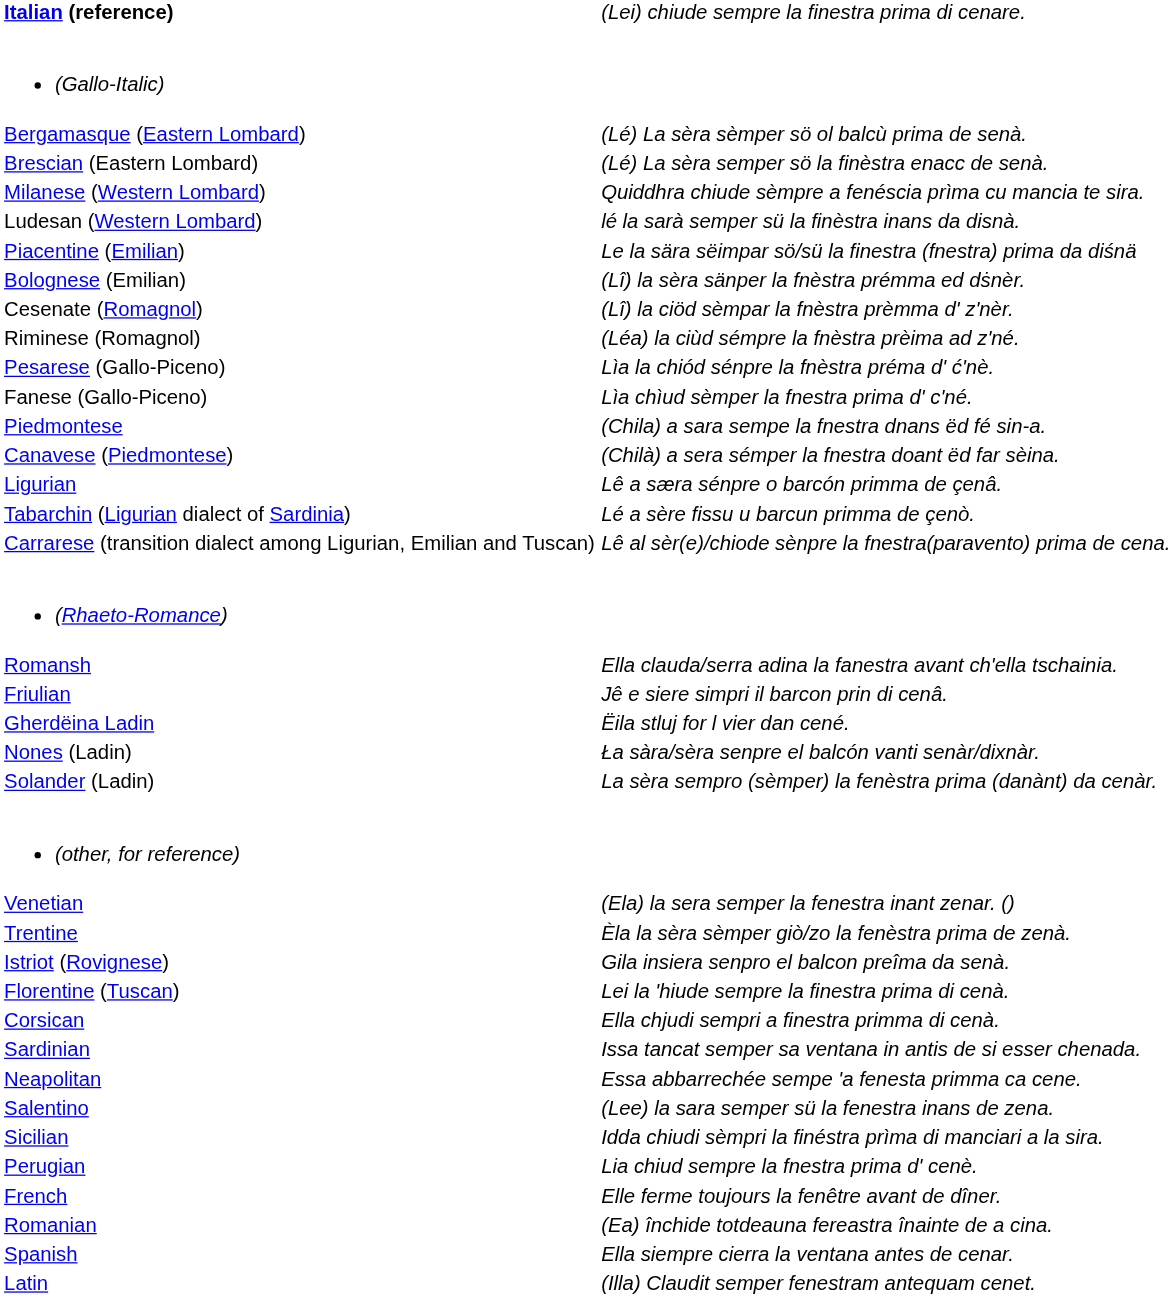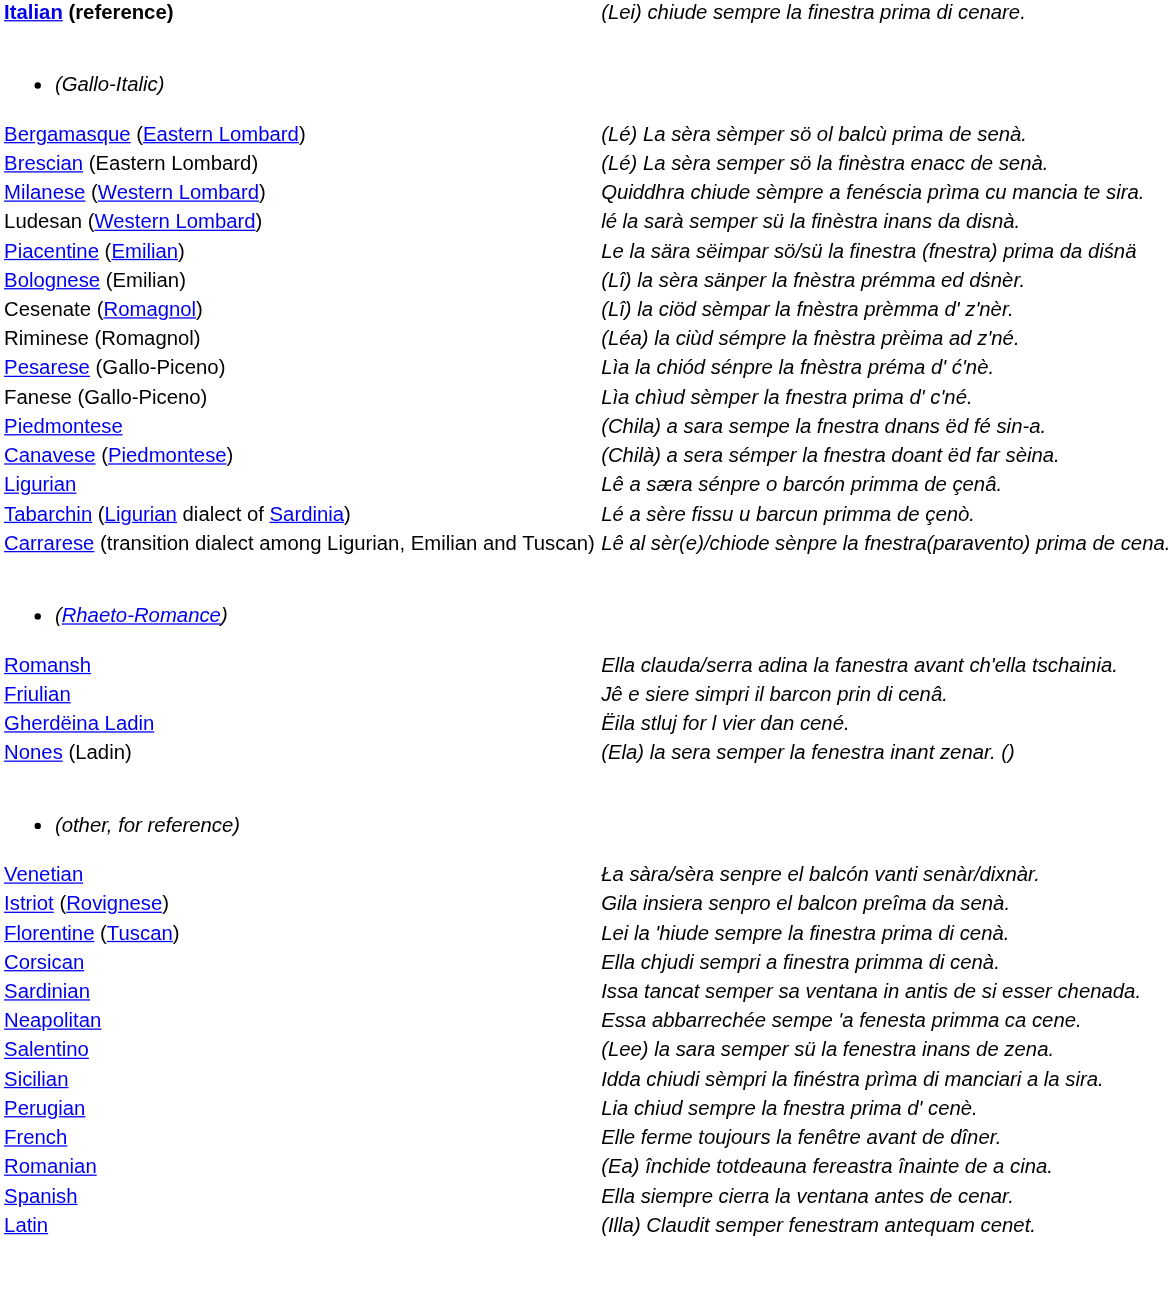(820, 752) Ła sàra/sèra senpre el balcón vanti senàr/dixnàr. -> (808, 752) (Ela) la sera semper la fenestra inant zenar. ()
- row: (79, 781)
(808, 903) (Ela) la sera semper la fenestra inant zenar. () -> (820, 874) Ła sàra/sèra senpre el balcón vanti senàr/dixnàr.
- row: (41, 933)
